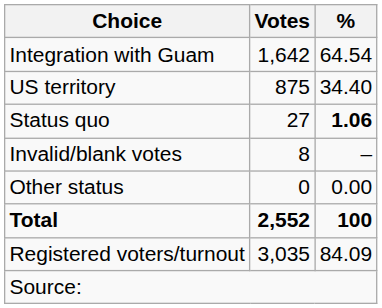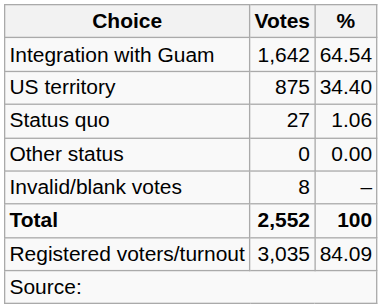(352, 120) bold -> (352, 120) normal
rows swapped: (67, 187) <-> (96, 154)
